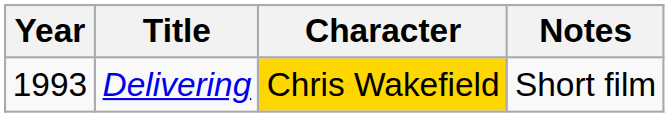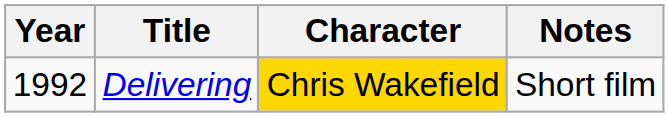(50, 84) 1993 -> (50, 84) 1992
